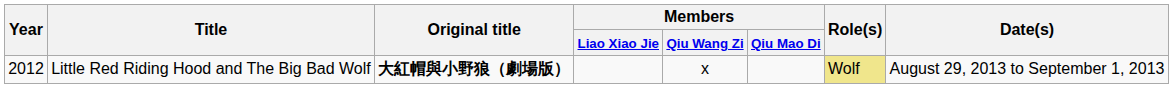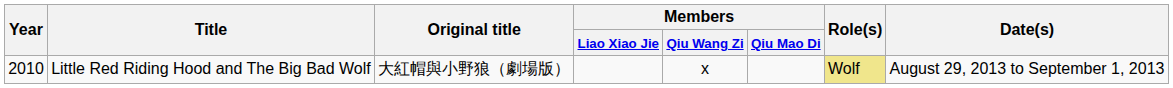(26, 69) 2012 -> (26, 69) 2010
(474, 68) bold -> (474, 68) normal
